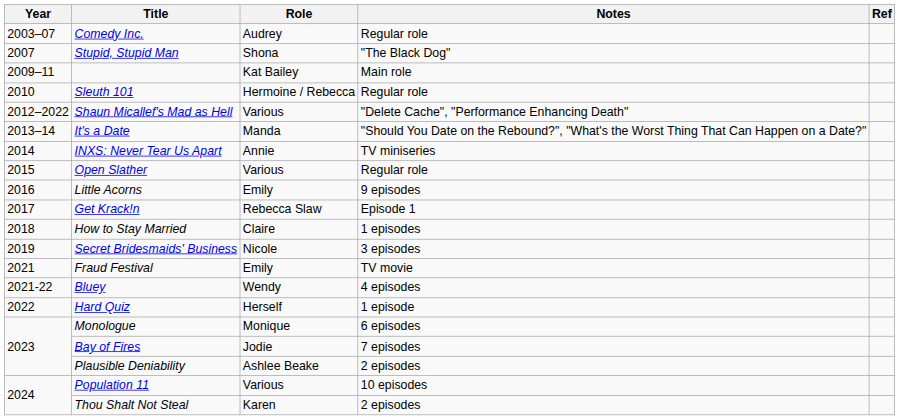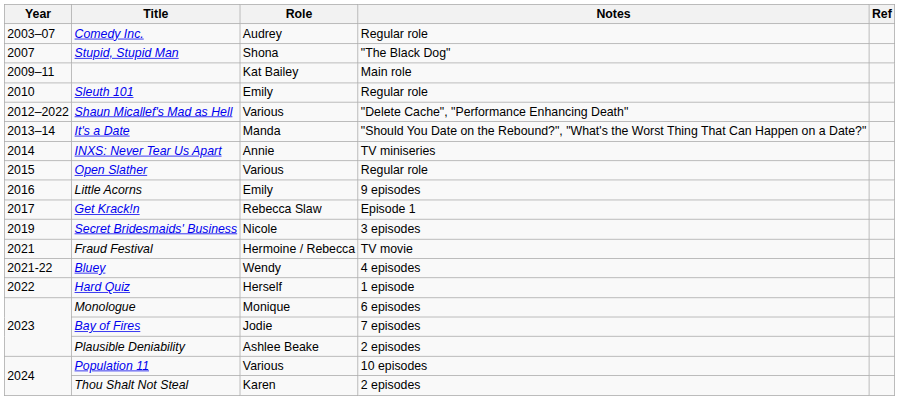(299, 92) Hermoine / Rebecca -> (258, 92) Emily
- row: (130, 229)
(258, 268) Emily -> (299, 248) Hermoine / Rebecca
